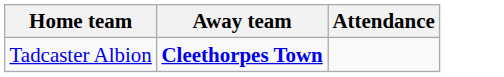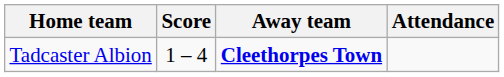+ column: (186, 21)
